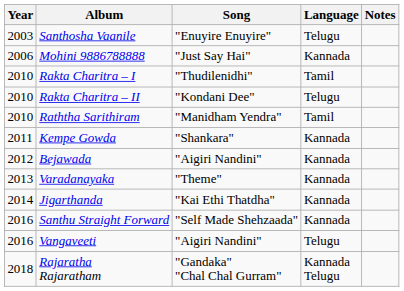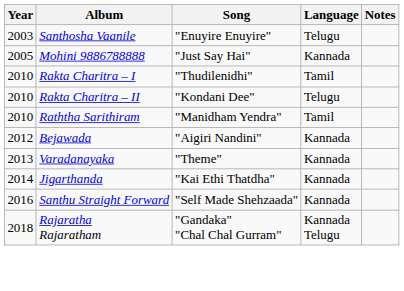(20, 55) 2006 -> (20, 55) 2005
- row: (78, 138)
- row: (68, 240)
